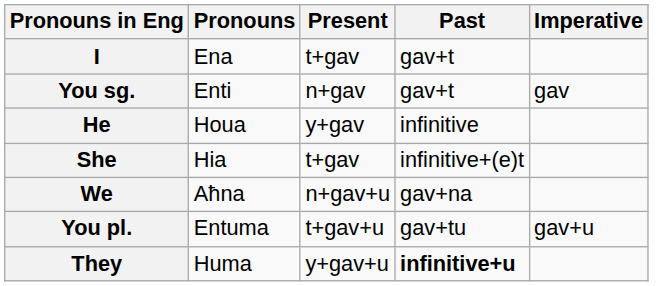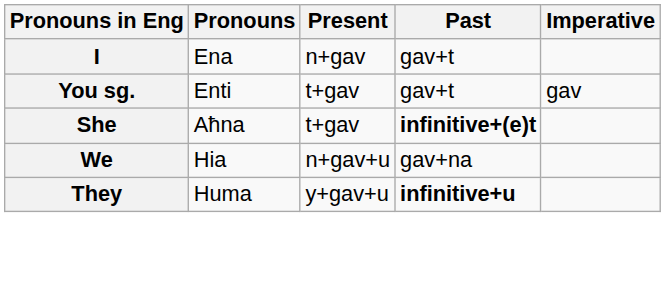(332, 56) t+gav -> (335, 56) n+gav
(335, 90) n+gav -> (332, 90) t+gav
- row: (97, 125)
(210, 159) Hia -> (219, 125) Aħna
(462, 159) normal -> (468, 125) bold
(219, 194) Aħna -> (210, 159) Hia
- row: (97, 228)
